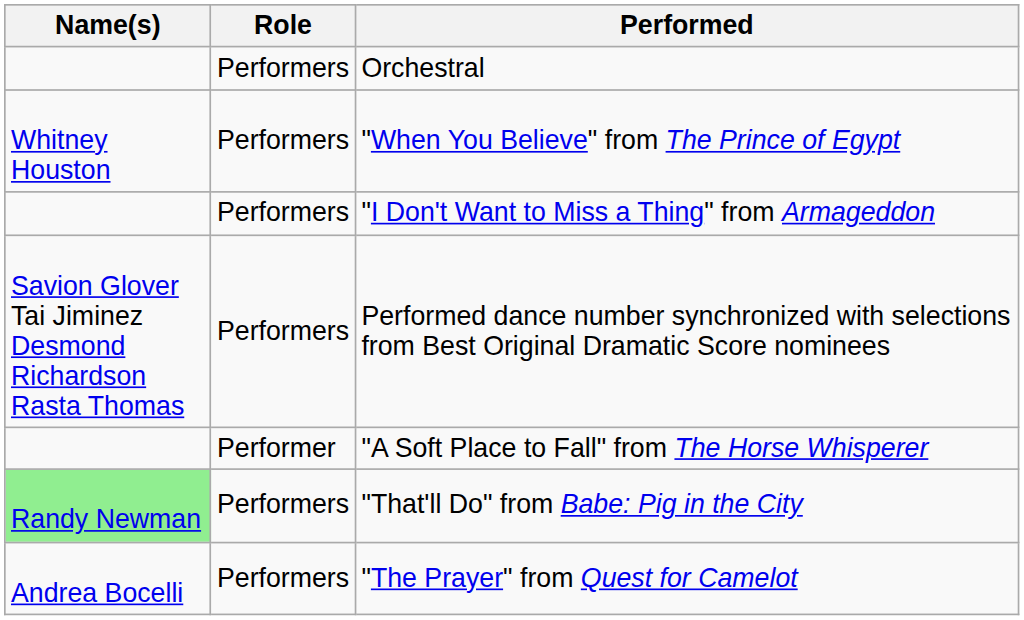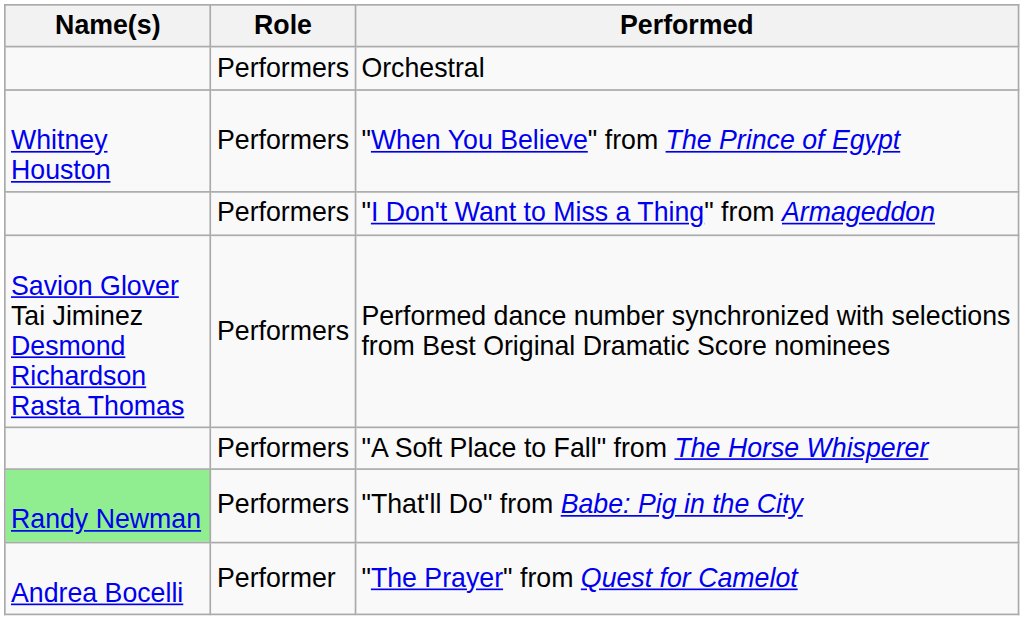(276, 447) Performer -> (283, 447) Performers
(283, 577) Performers -> (276, 577) Performer
